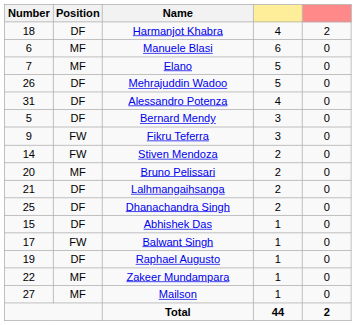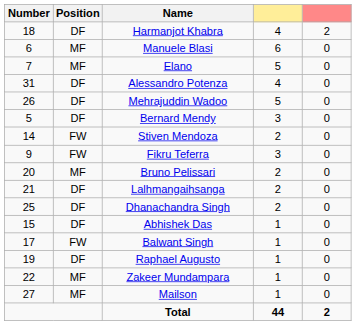rows swapped: (178, 84) <-> (178, 101)
rows swapped: (178, 136) <-> (178, 154)
